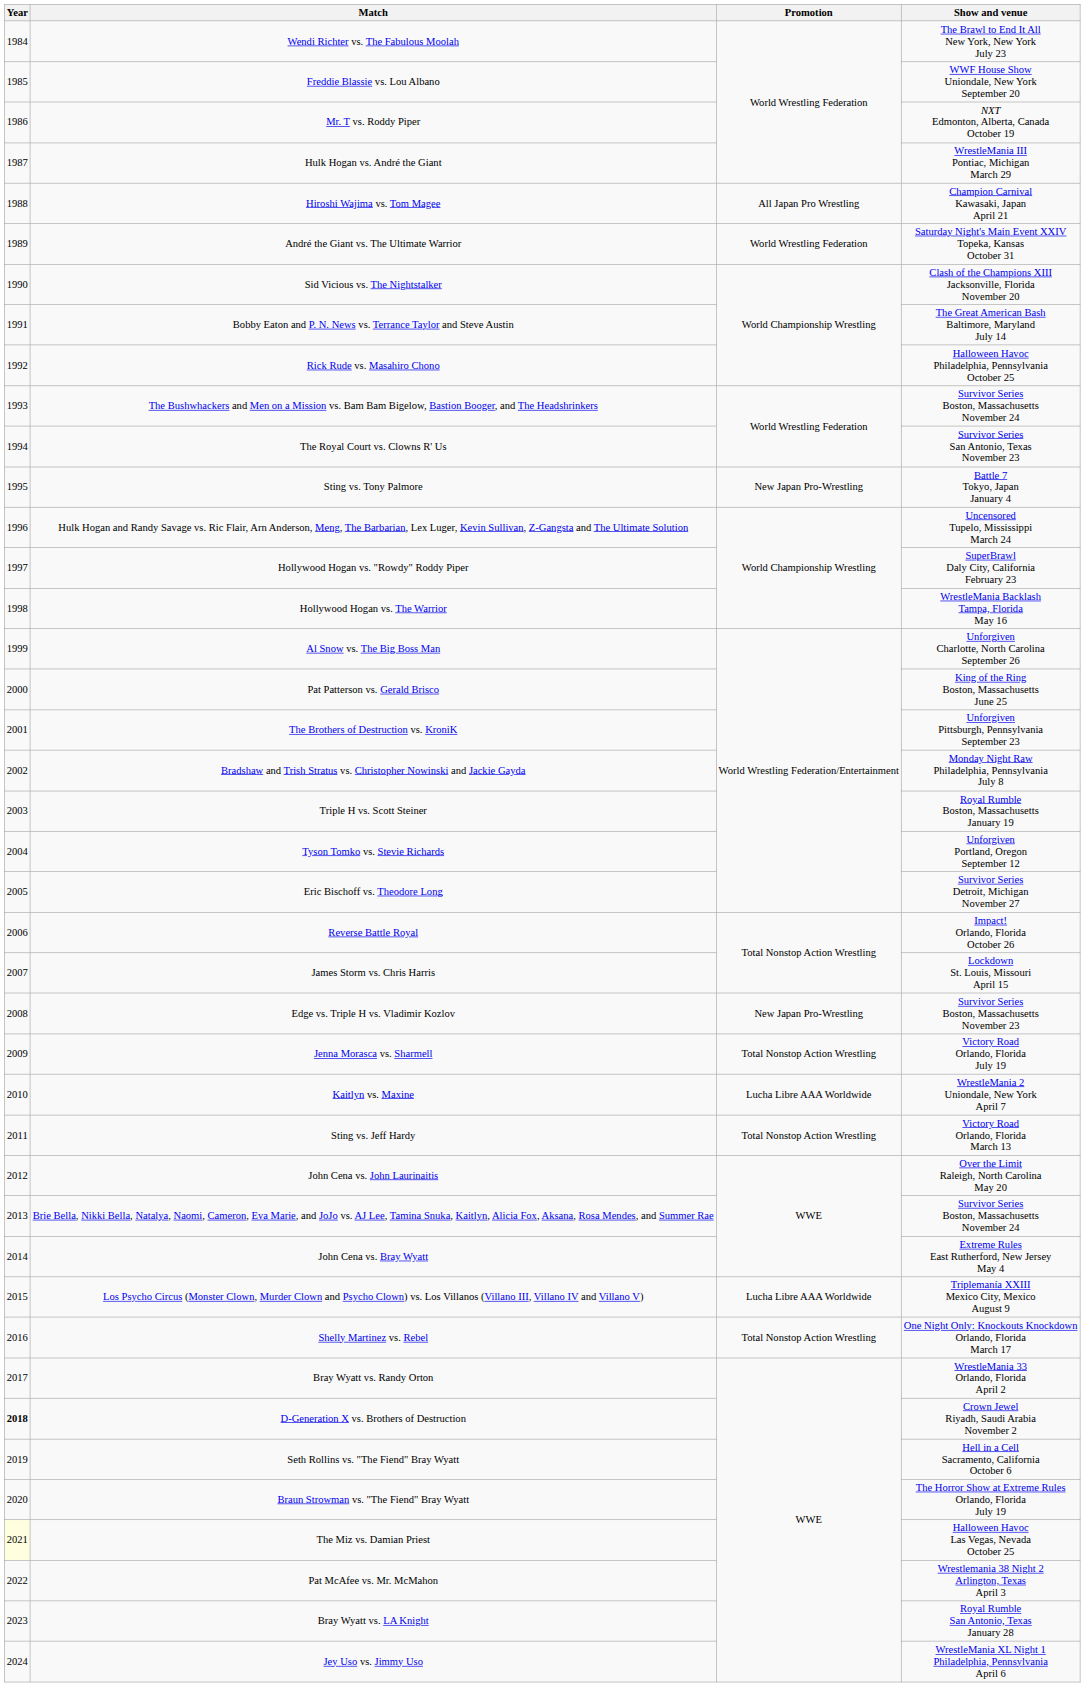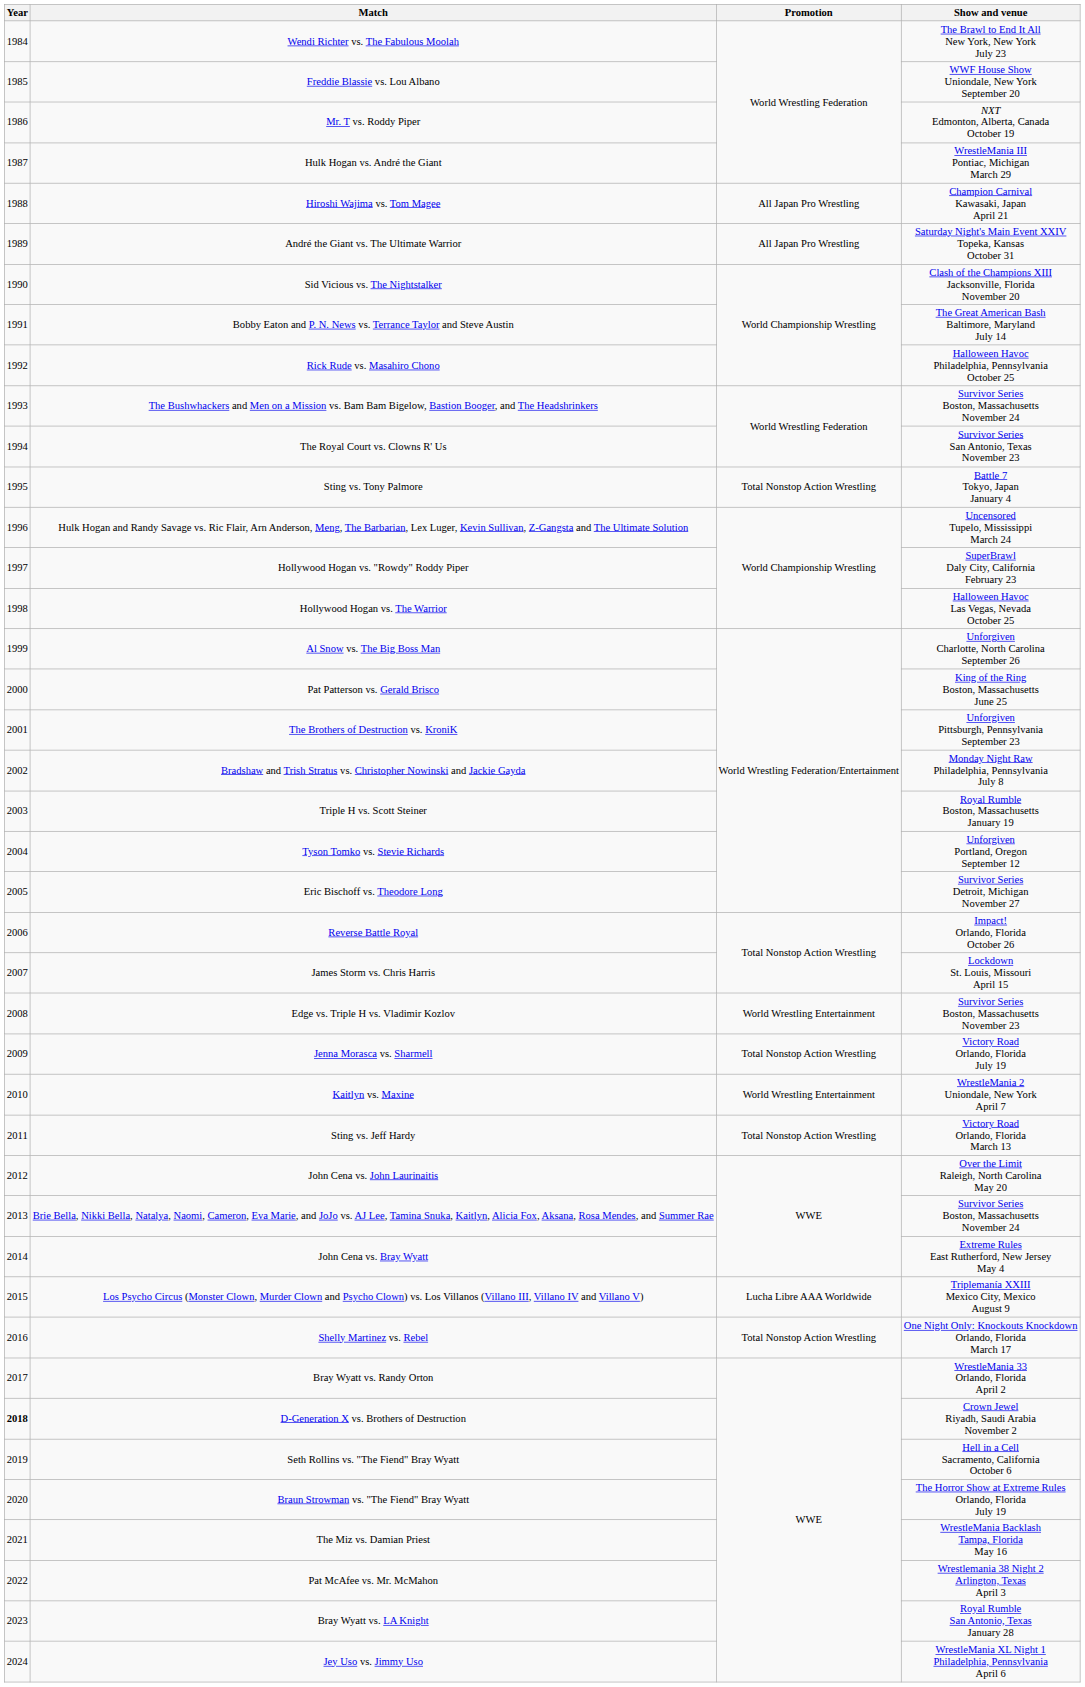(809, 244) World Wrestling Federation -> (809, 244) All Japan Pro Wrestling
(809, 487) New Japan Pro-Wrestling -> (809, 487) Total Nonstop Action Wrestling
(991, 608) WrestleMania Backlash Tampa, Florida May 16 -> (991, 608) Halloween Havoc Las Vegas, Nevada October 25
(809, 1013) New Japan Pro-Wrestling -> (809, 1013) World Wrestling Entertainment
(809, 1094) Lucha Libre AAA Worldwide -> (809, 1094) World Wrestling Entertainment
(17, 1540) lightyellow background -> (17, 1540) no background
(991, 1540) Halloween Havoc Las Vegas, Nevada October 25 -> (991, 1540) WrestleMania Backlash Tampa, Florida May 16
